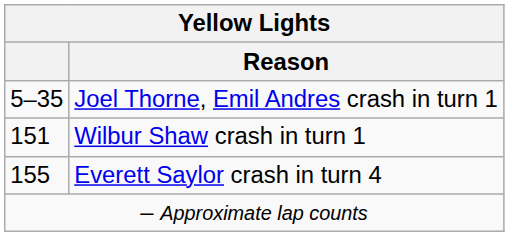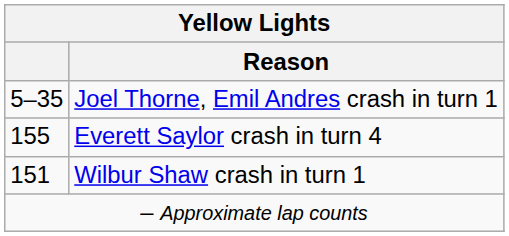rows swapped: (220, 136) <-> (228, 174)
